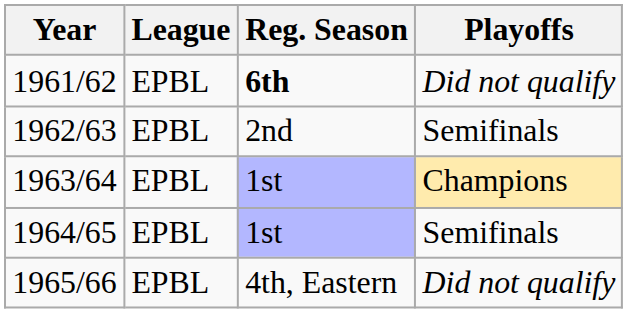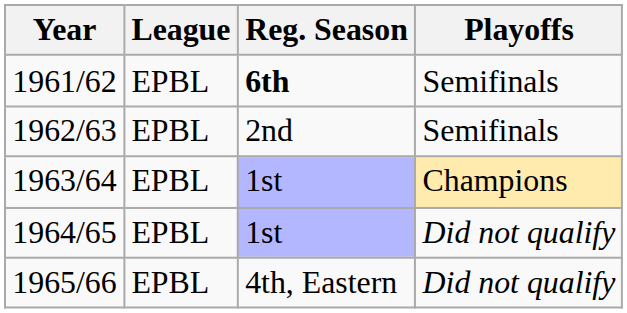(519, 80) Did not qualify -> (491, 80) Semifinals
(491, 231) Semifinals -> (519, 231) Did not qualify
